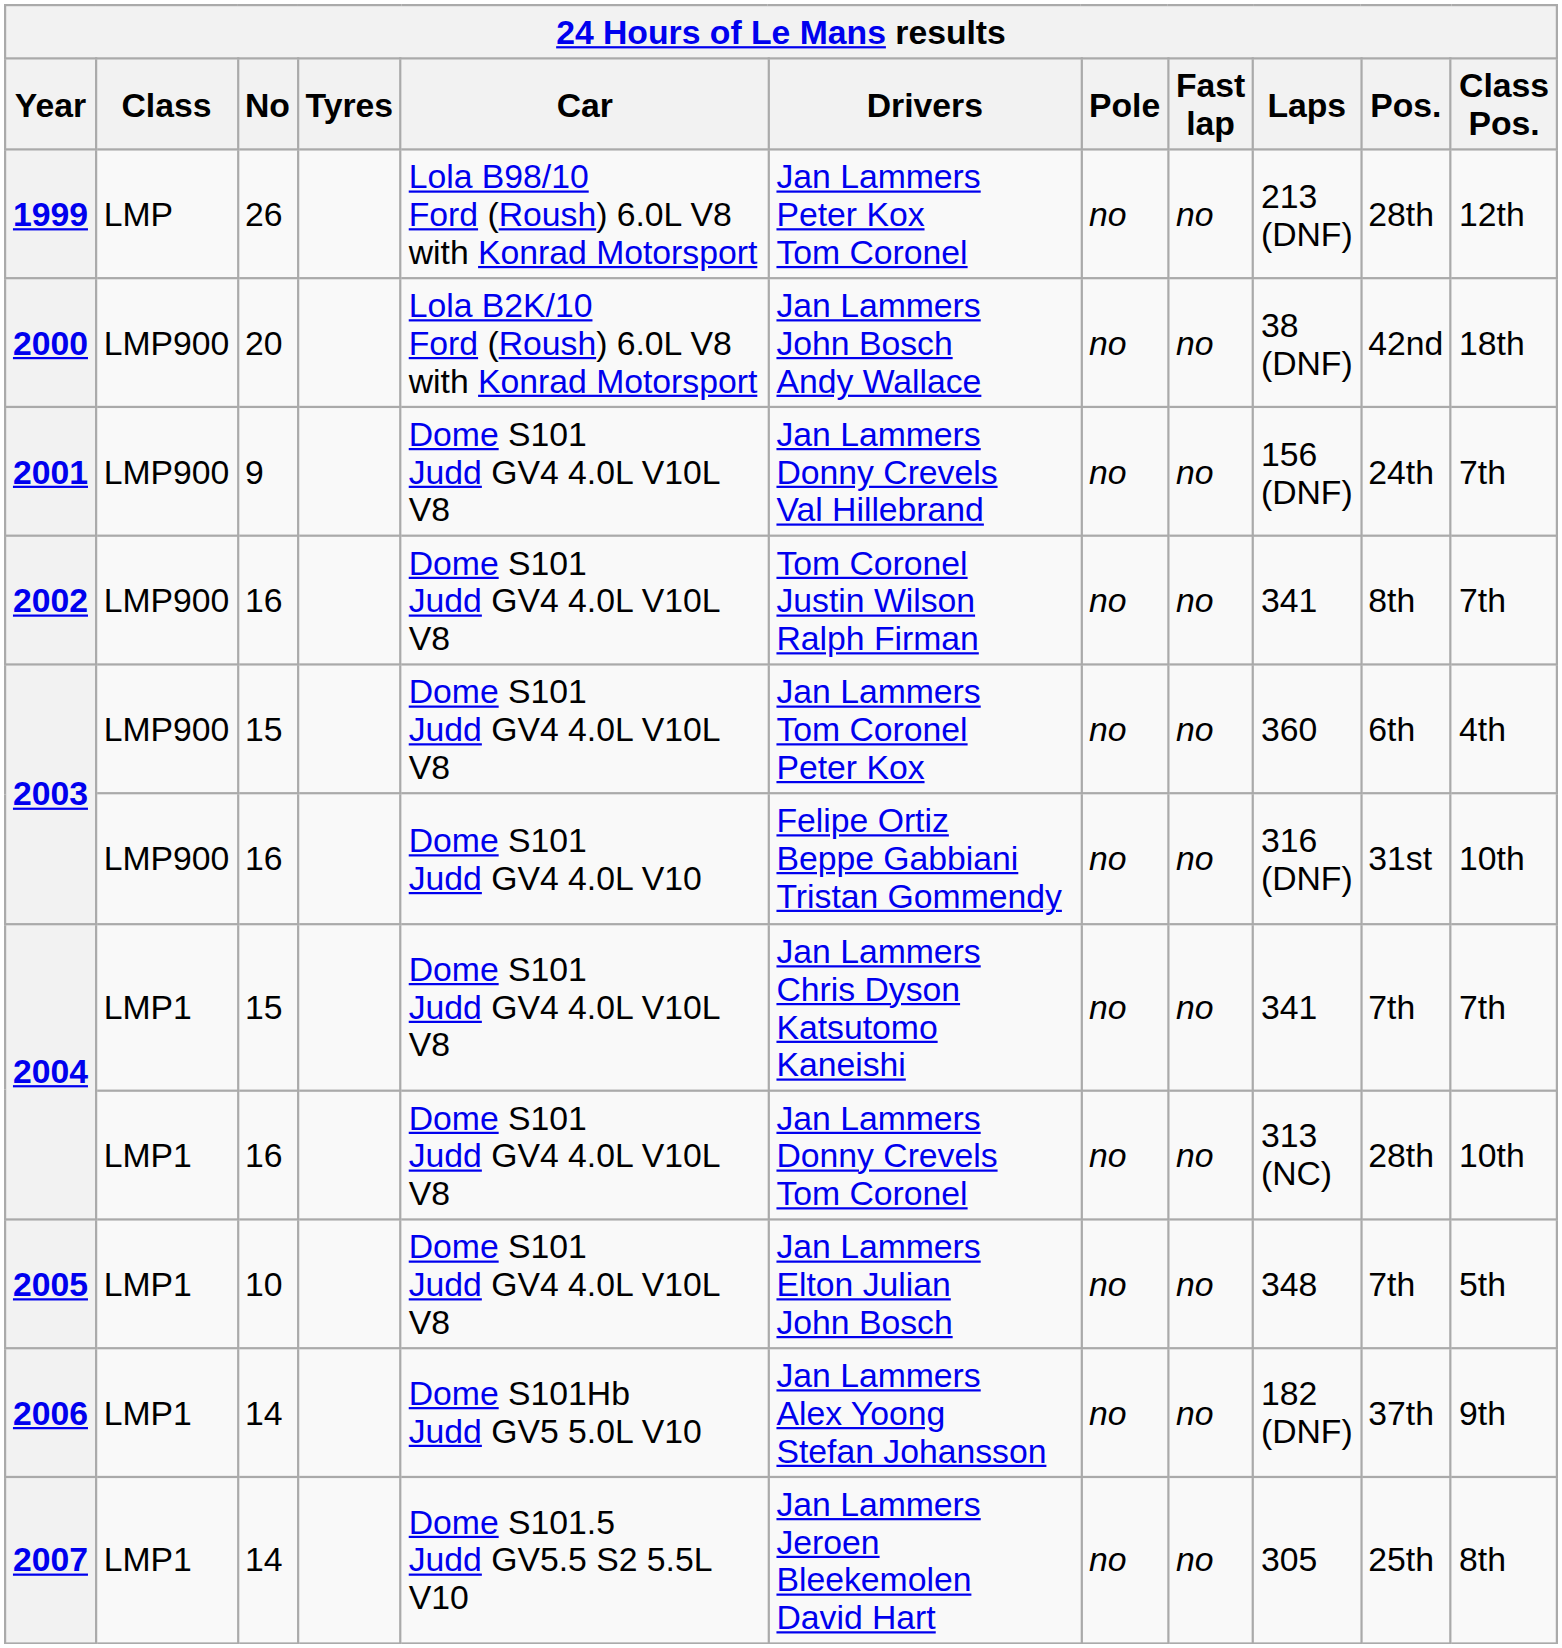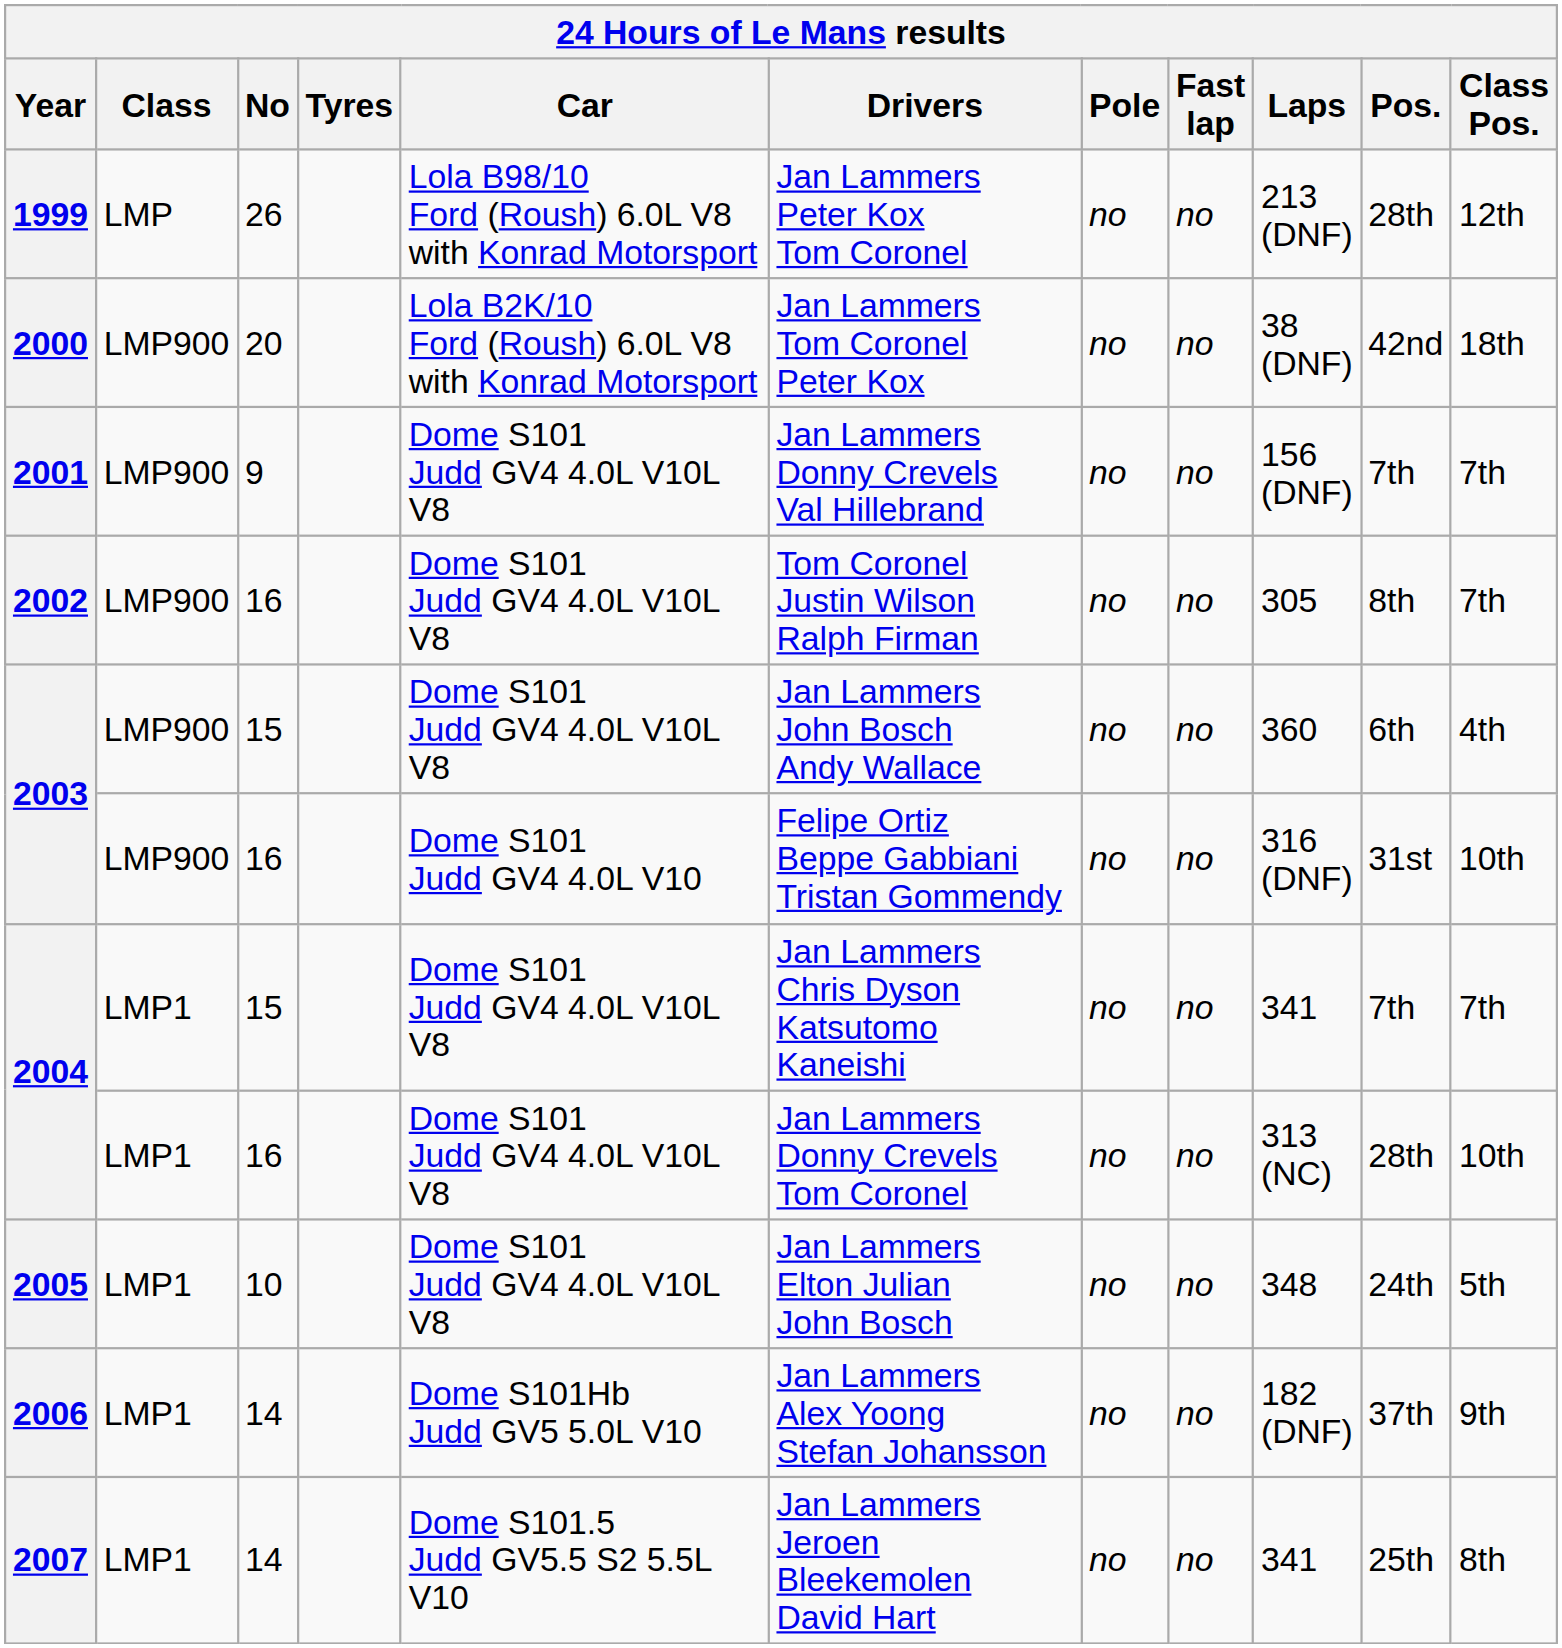(879, 343) Jan Lammers John Bosch Andy Wallace -> (879, 343) Jan Lammers Tom Coronel Peter Kox
(1401, 472) 24th -> (1392, 472) 7th
(1289, 601) 341 -> (1289, 601) 305
(879, 730) Jan Lammers Tom Coronel Peter Kox -> (879, 730) Jan Lammers John Bosch Andy Wallace
(1392, 1283) 7th -> (1401, 1283) 24th
(1289, 1560) 305 -> (1289, 1560) 341
